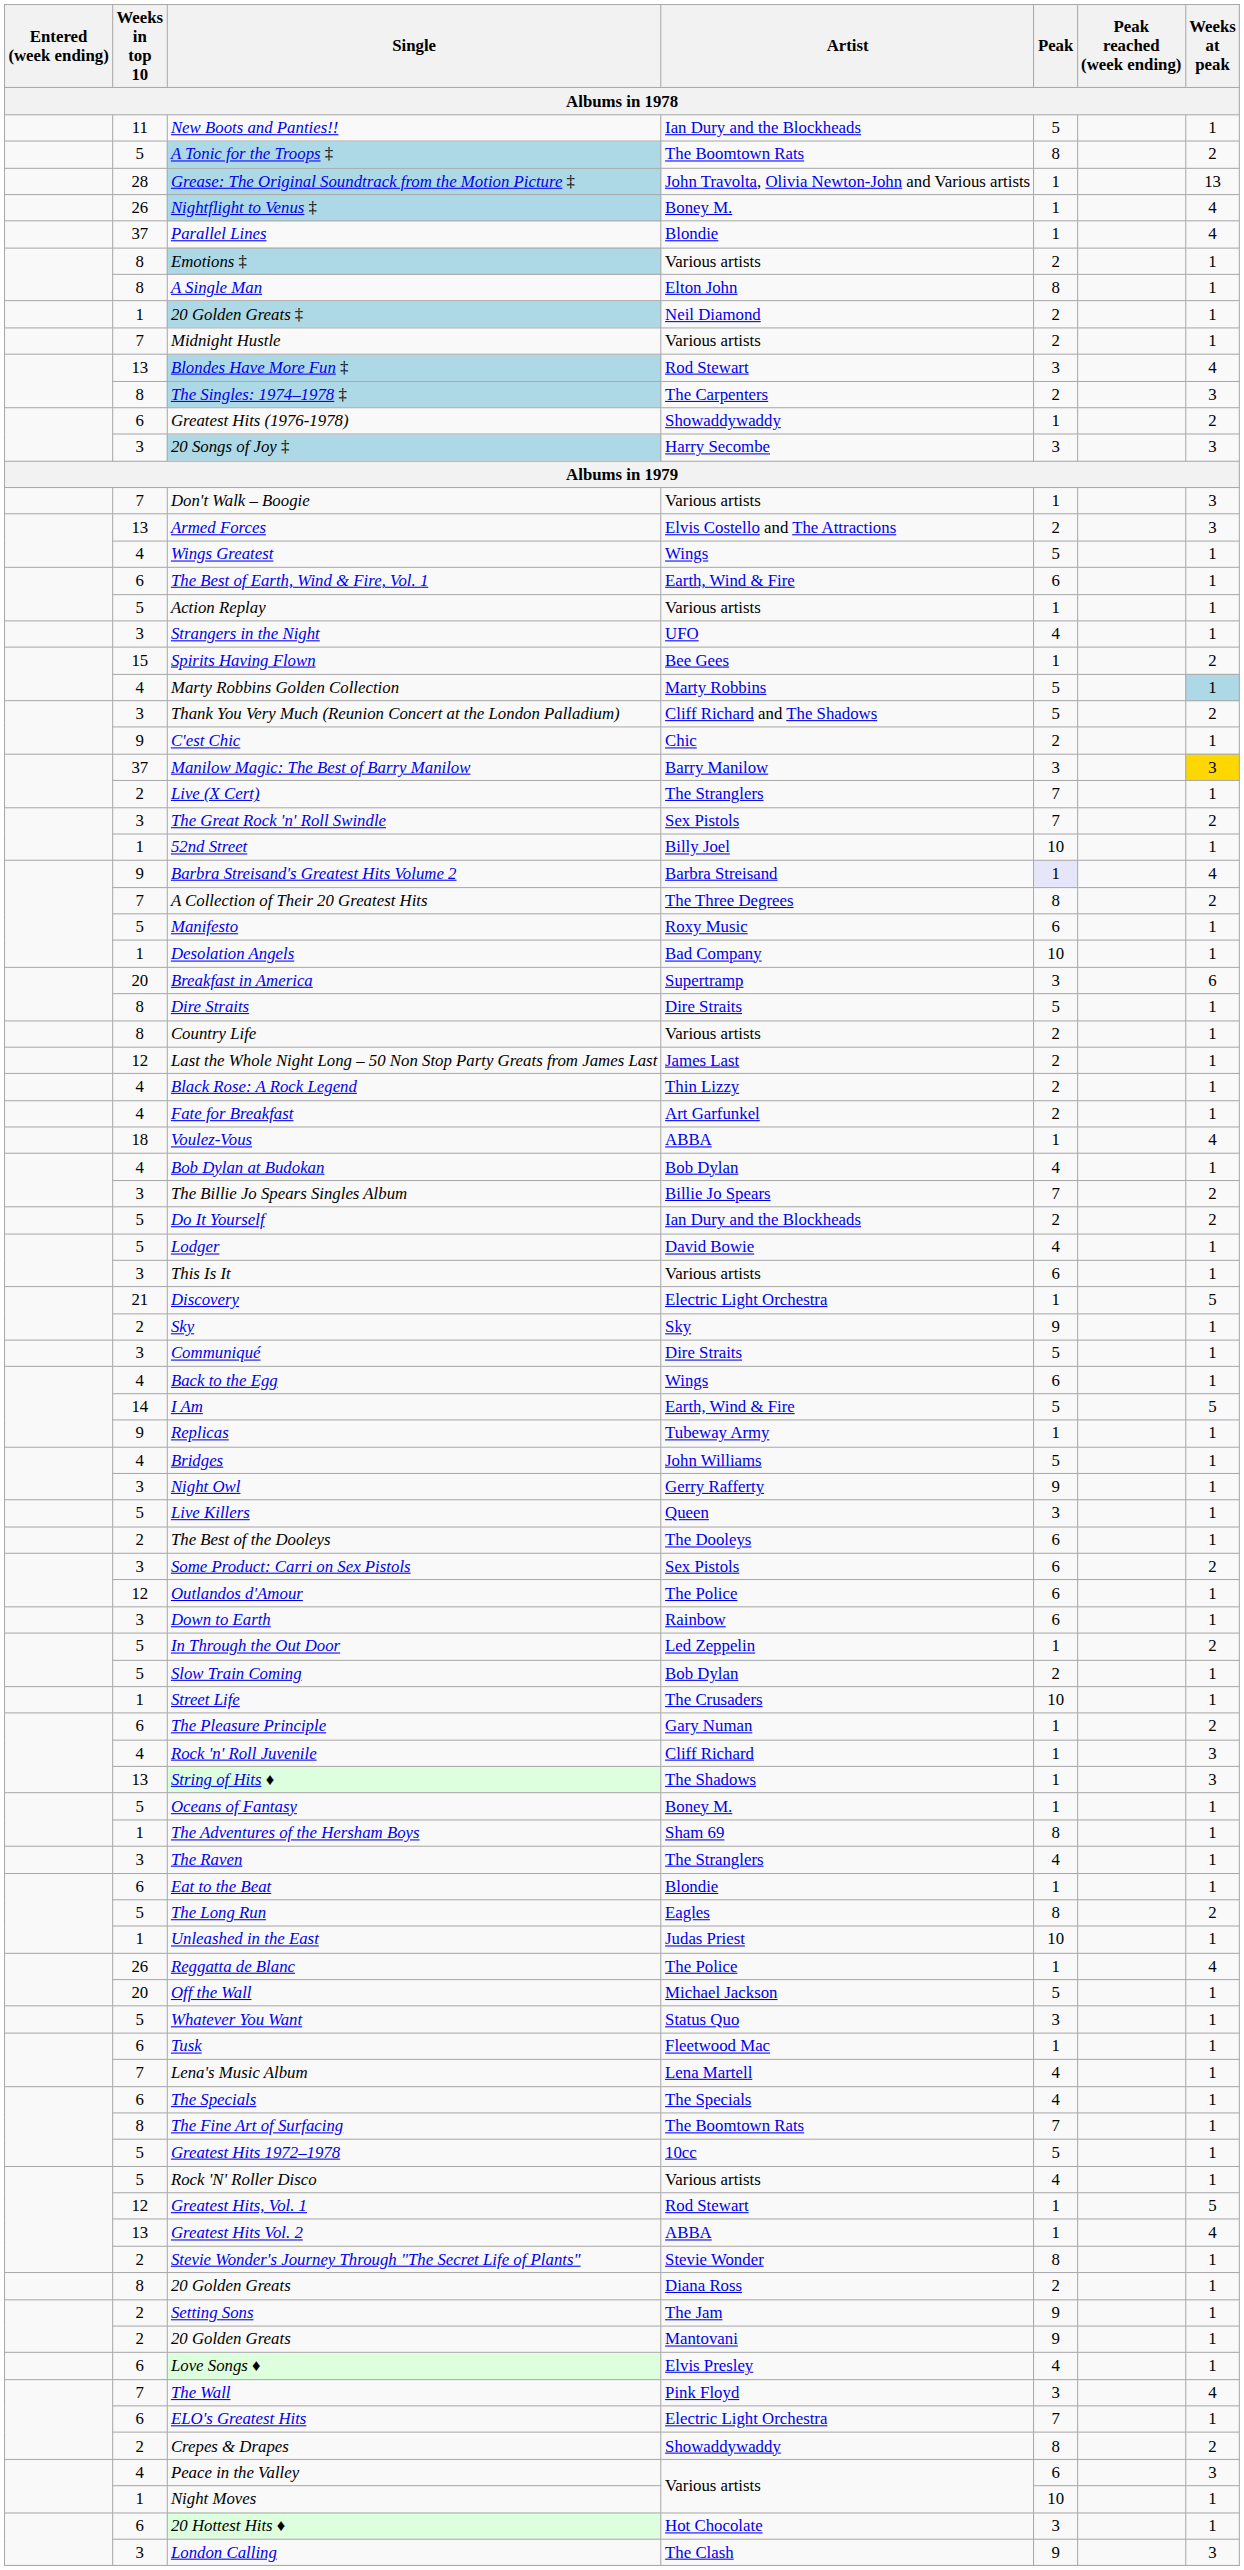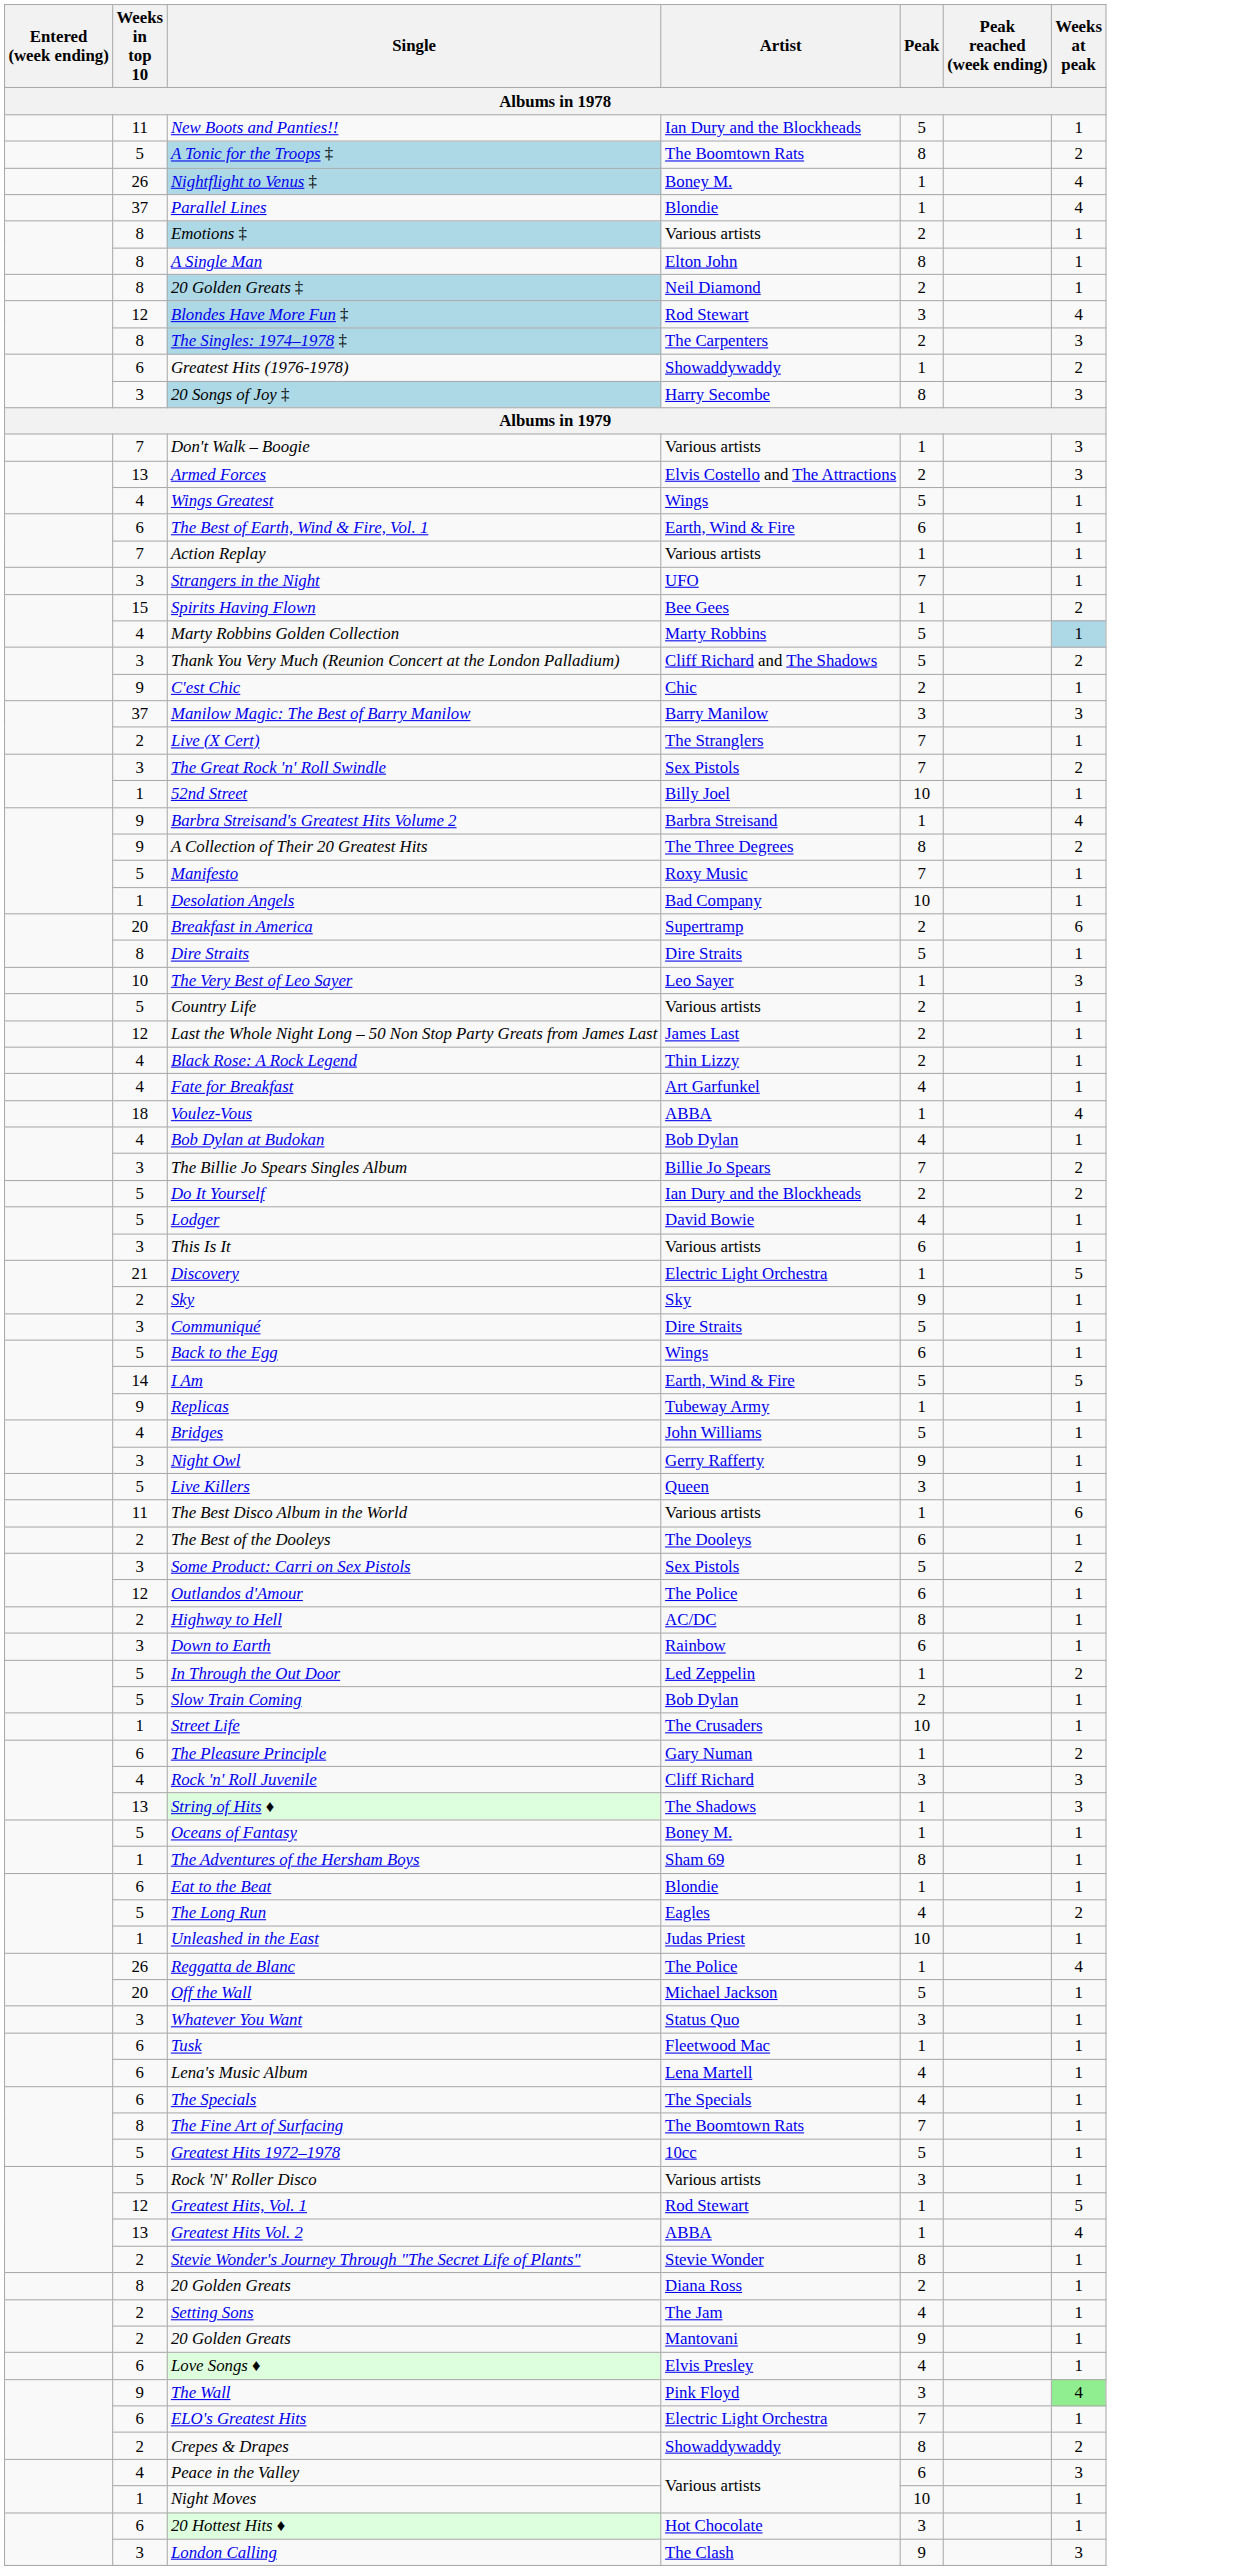- row: (373, 181)
(140, 314) 1 -> (140, 287) 8
- row: (226, 340)
(140, 367) 13 -> (140, 314) 12
(1056, 447) 3 -> (922, 394) 8
(140, 607) 5 -> (140, 554) 7
(1056, 634) 4 -> (922, 580) 7
(1213, 767) gold background -> (1079, 713) no background
(1056, 873) lavender background -> (922, 820) no background
(140, 900) 7 -> (140, 847) 9
(1056, 927) 6 -> (922, 873) 7
(1056, 980) 3 -> (922, 927) 2
+ row: (262, 980)
(140, 1033) 8 -> (140, 1007) 5
(1056, 1113) 2 -> (922, 1086) 4
(140, 1380) 4 -> (140, 1353) 5
+ row: (289, 1513)
(1056, 1566) 6 -> (922, 1566) 5
+ row: (226, 1619)
(1056, 1753) 1 -> (922, 1779) 3
- row: (207, 1859)
(1056, 1912) 8 -> (922, 1912) 4
(140, 2019) 5 -> (140, 2019) 3
(140, 2072) 7 -> (140, 2072) 6
(1056, 2179) 4 -> (922, 2179) 3
(1056, 2312) 9 -> (922, 2312) 4
(140, 2392) 7 -> (140, 2392) 9
(1213, 2392) no background -> (1079, 2392) lightgreen background
